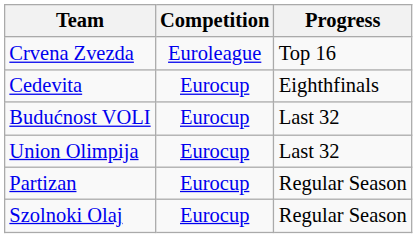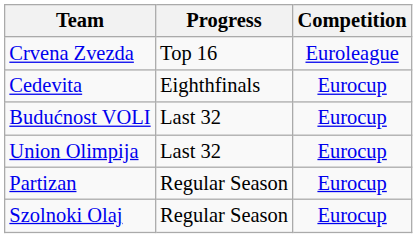columns swapped: (215, 20) <-> (343, 20)
